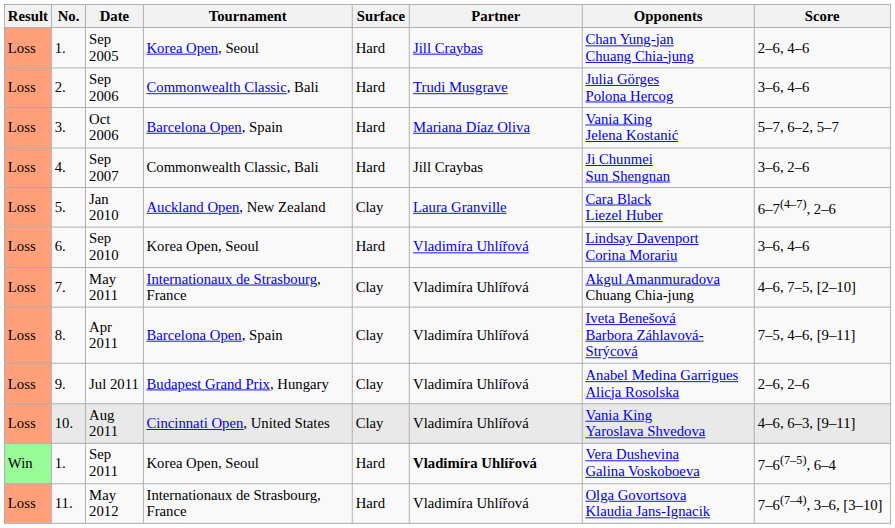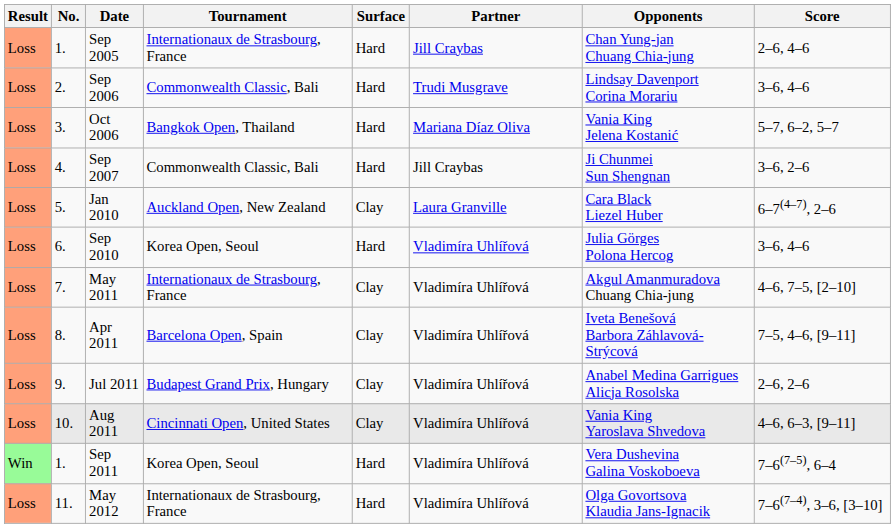(203, 47) Korea Open, Seoul -> (234, 47) Internationaux de Strasbourg, France
(629, 87) Julia Görges Polona Hercog -> (642, 87) Lindsay Davenport Corina Morariu
(215, 127) Barcelona Open, Spain -> (221, 127) Bangkok Open, Thailand
(642, 247) Lindsay Davenport Corina Morariu -> (629, 247) Julia Görges Polona Hercog
(475, 463) bold -> (471, 463) normal
